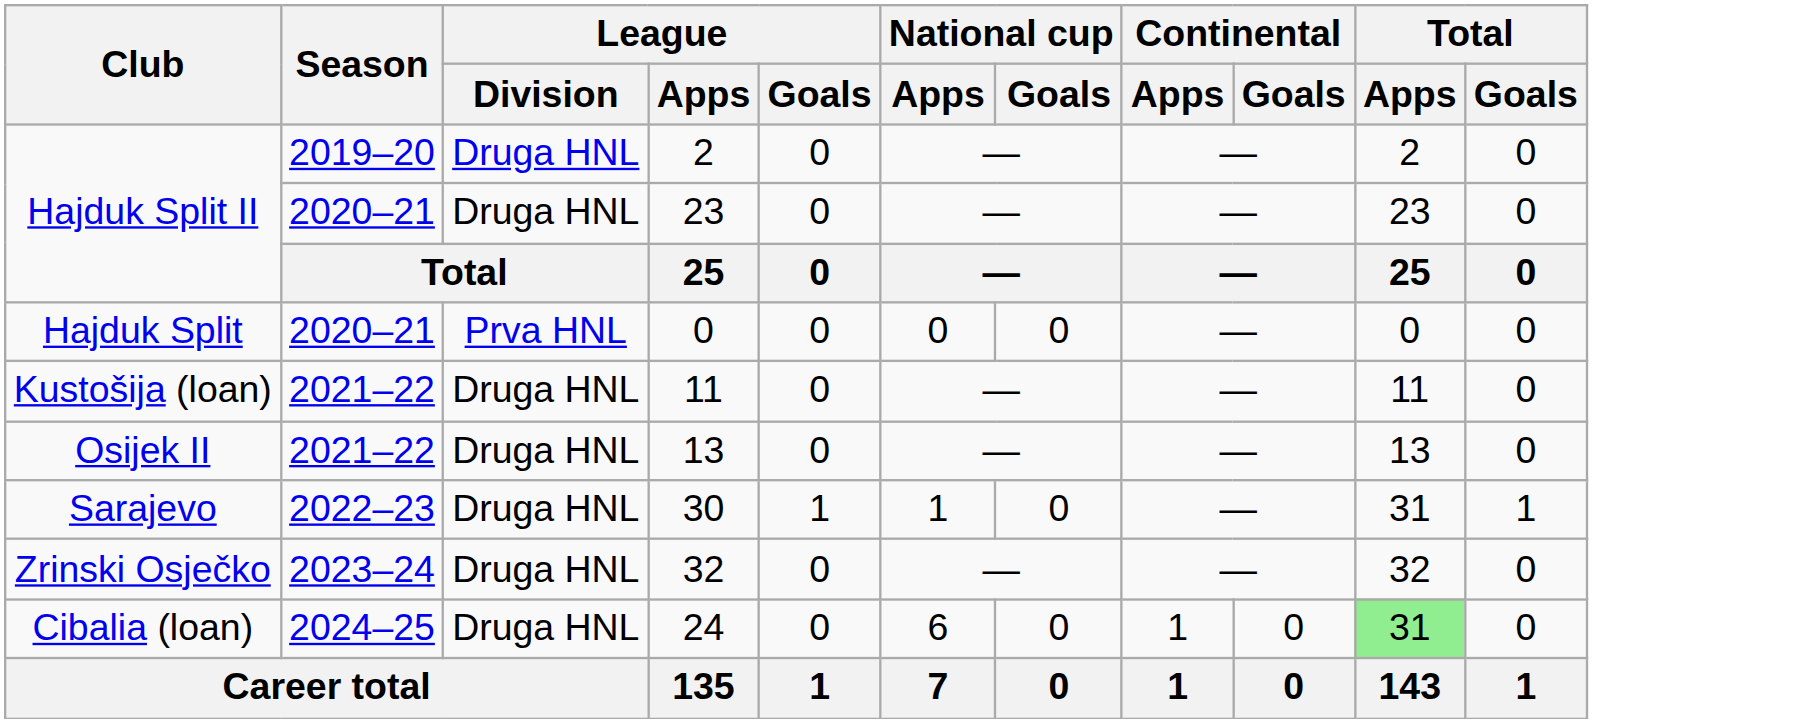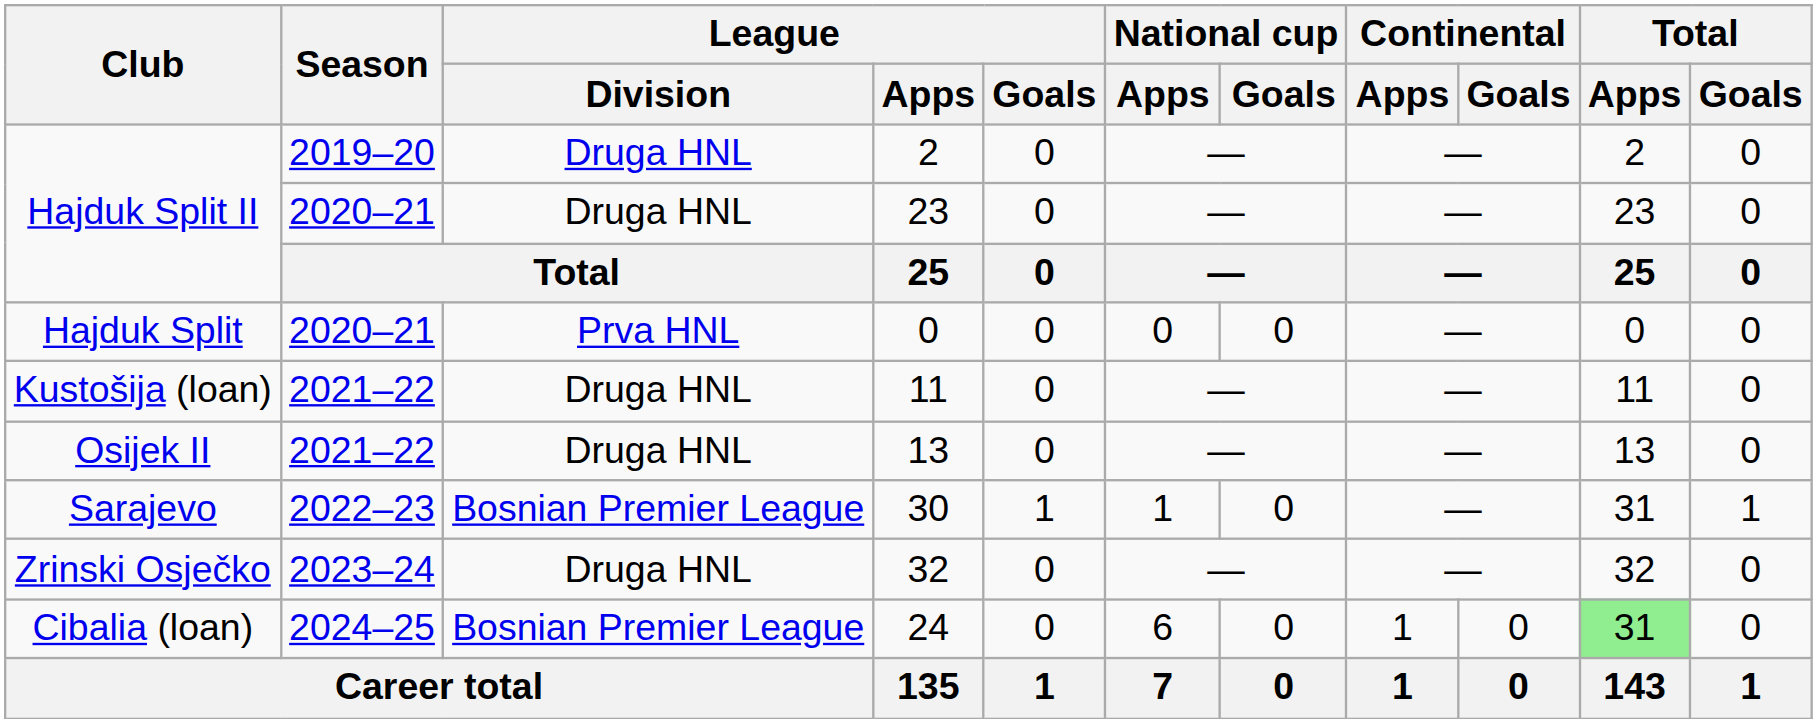(546, 509) Druga HNL -> (658, 509) Bosnian Premier League
(546, 627) Druga HNL -> (658, 627) Bosnian Premier League
